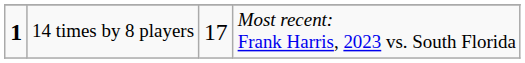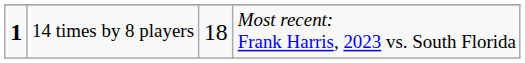(216, 31) 17 -> (216, 31) 18
